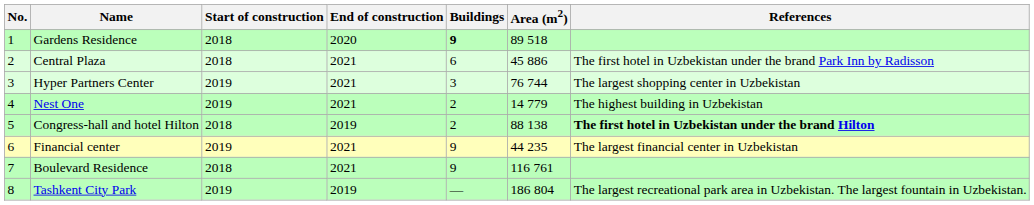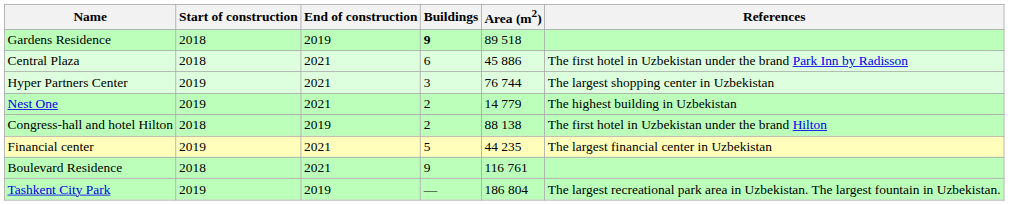- column: (17, 16)
(343, 40) 2020 -> (317, 40) 2019
(724, 125) bold -> (687, 125) normal
(453, 146) 9 -> (427, 146) 5
